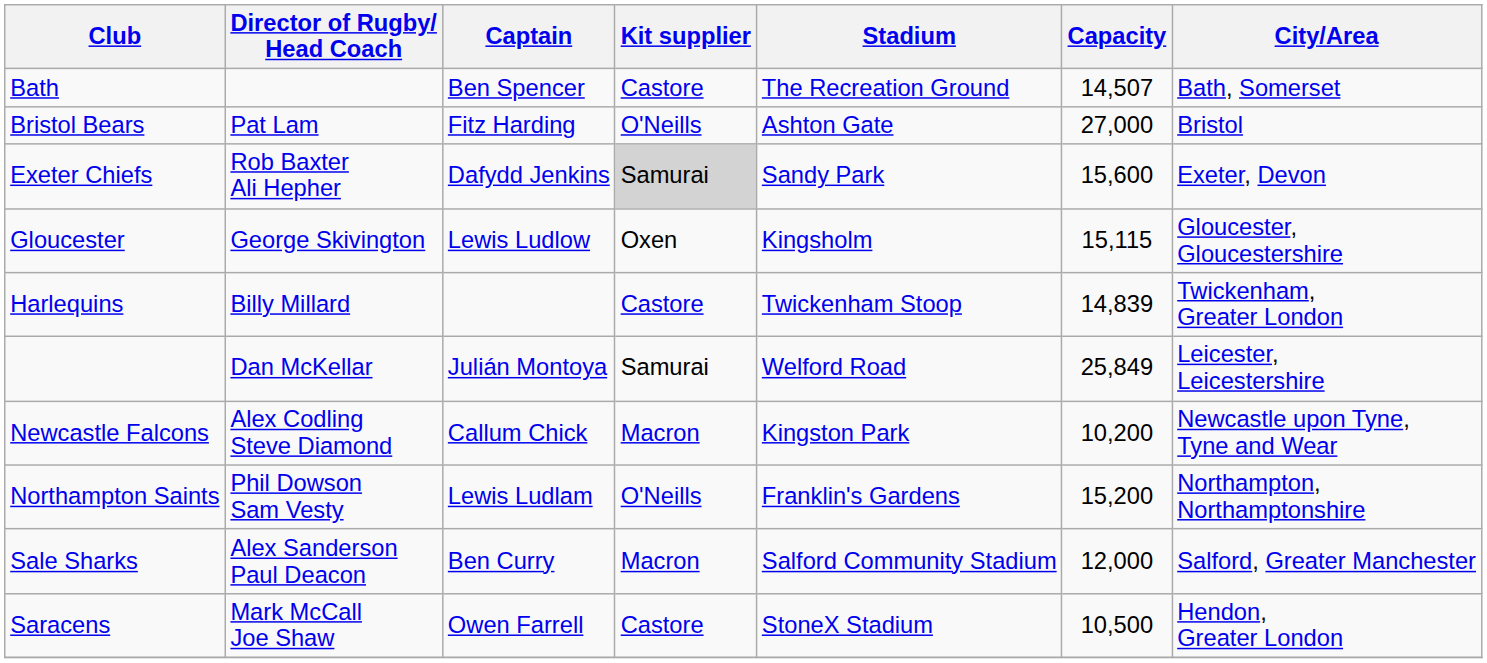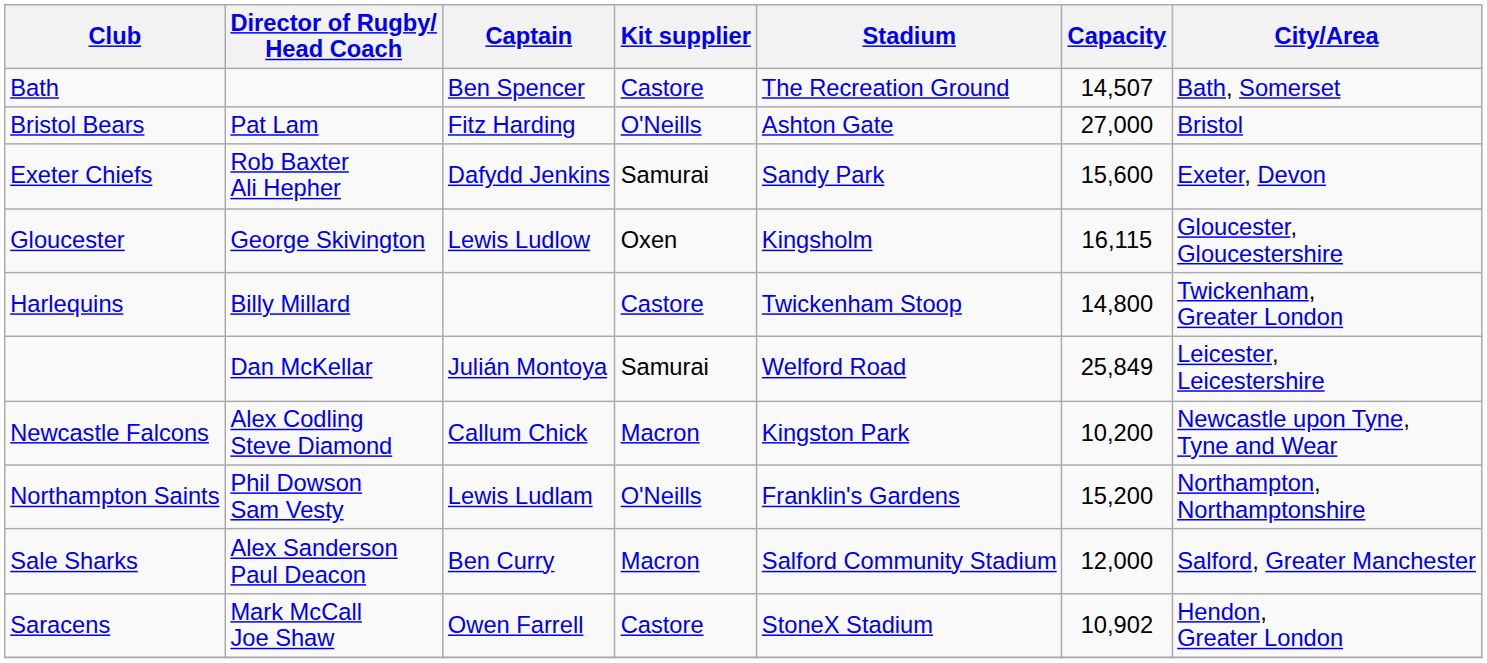(665, 175) lightgrey background -> (665, 175) no background
(1117, 240) 15,115 -> (1117, 240) 16,115
(1117, 304) 14,839 -> (1117, 304) 14,800
(1117, 625) 10,500 -> (1117, 625) 10,902
